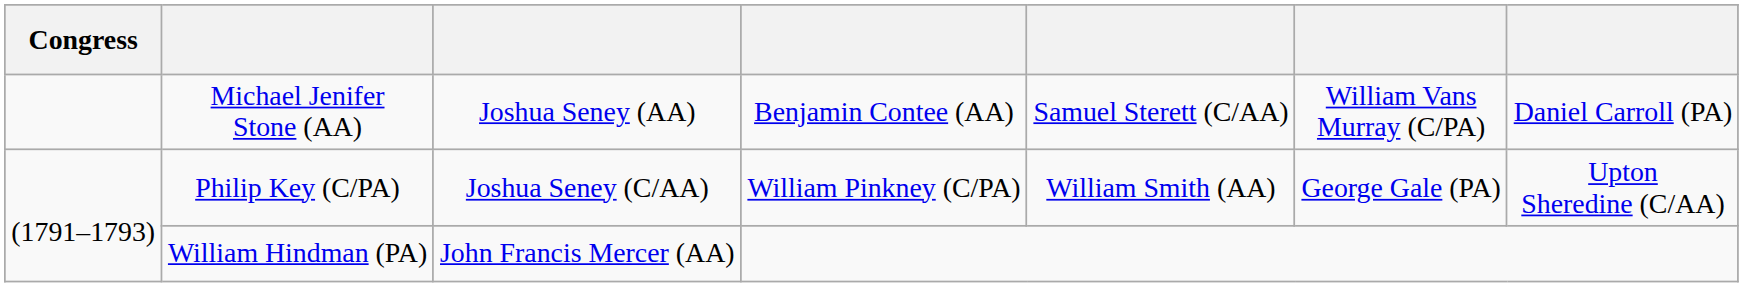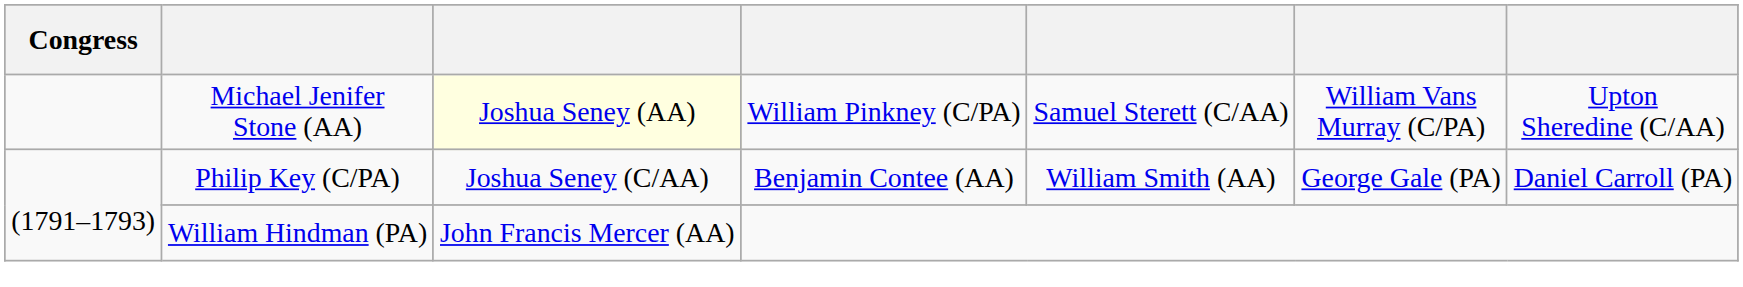(587, 111) no background -> (587, 111) lightyellow background
(884, 111) Benjamin Contee (AA) -> (884, 111) William Pinkney (C/PA)
(1623, 111) Daniel Carroll (PA) -> (1623, 111) Upton Sheredine (C/AA)
(884, 187) William Pinkney (C/PA) -> (884, 177) Benjamin Contee (AA)
(1623, 187) Upton Sheredine (C/AA) -> (1623, 177) Daniel Carroll (PA)
